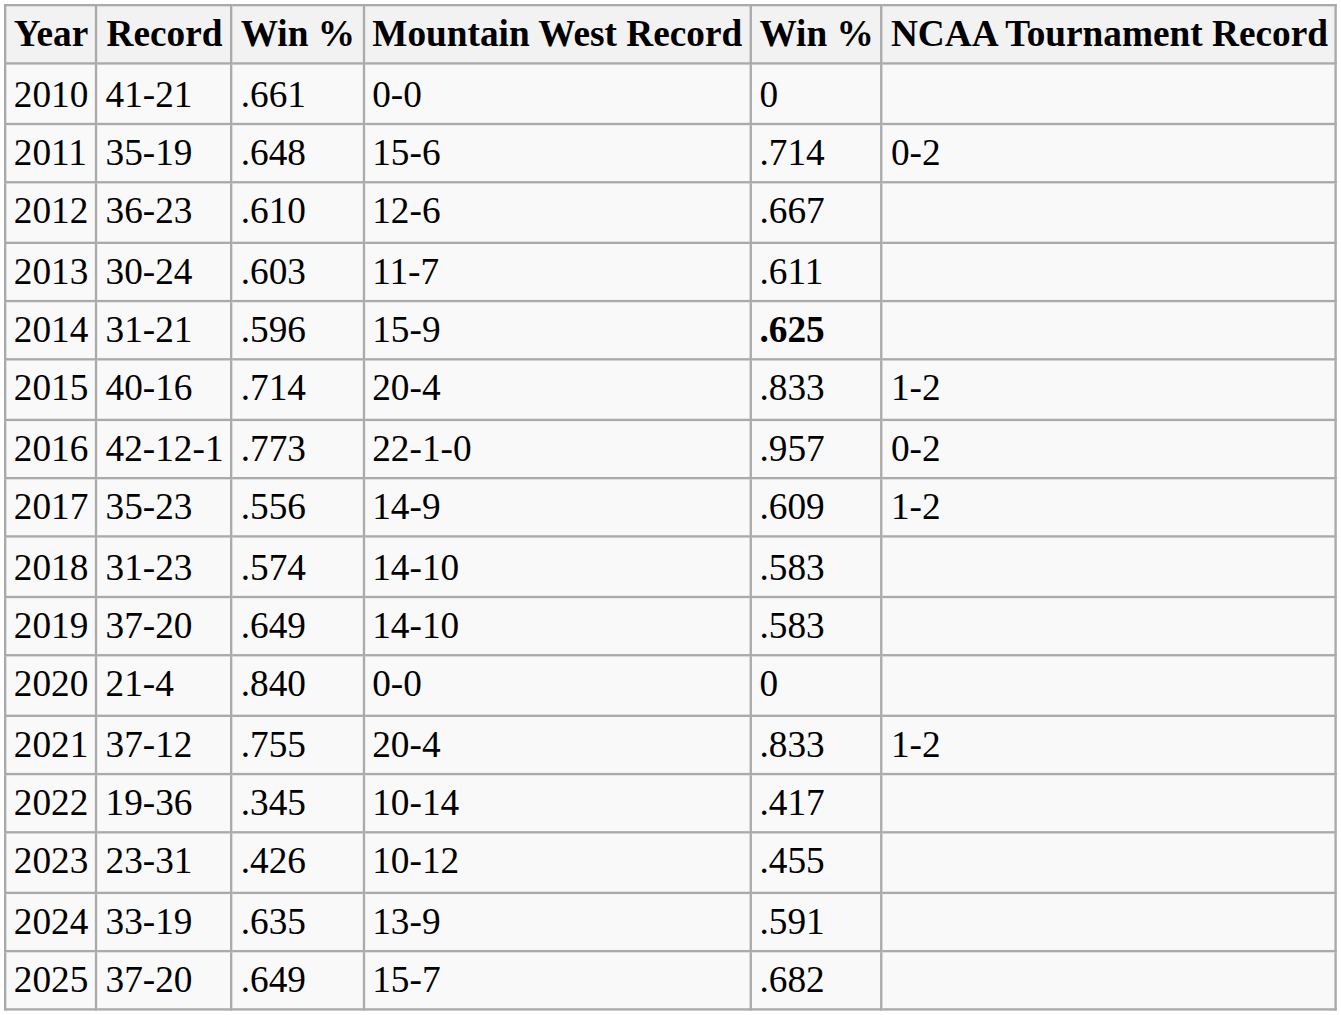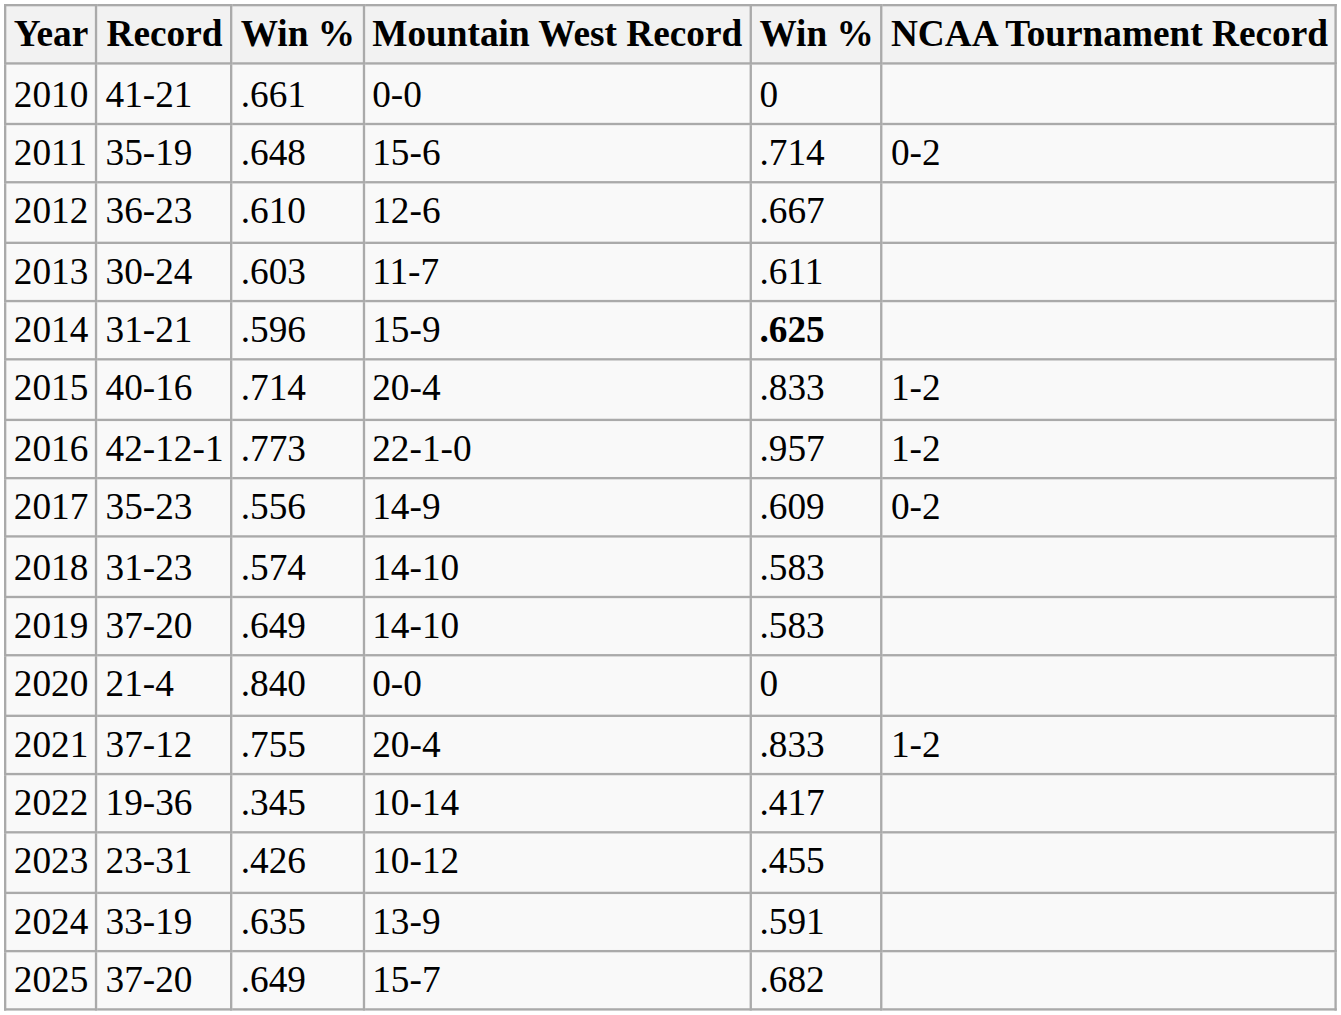(916, 447) 0-2 -> (916, 447) 1-2
(916, 507) 1-2 -> (916, 507) 0-2
